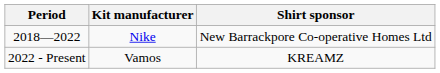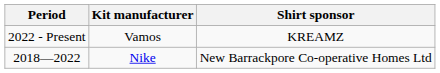rows swapped: (47, 36) <-> (47, 57)
